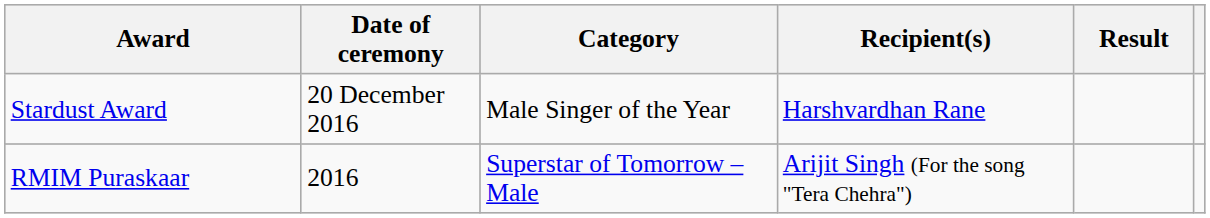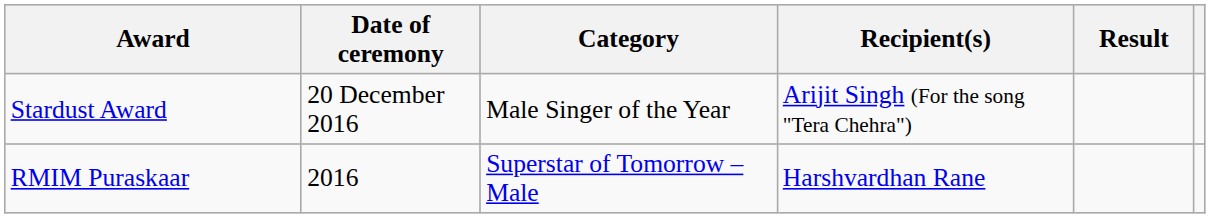(884, 108) Harshvardhan Rane -> (904, 108) Arijit Singh (For the song "Tera Chehra")
(904, 178) Arijit Singh (For the song "Tera Chehra") -> (884, 178) Harshvardhan Rane
